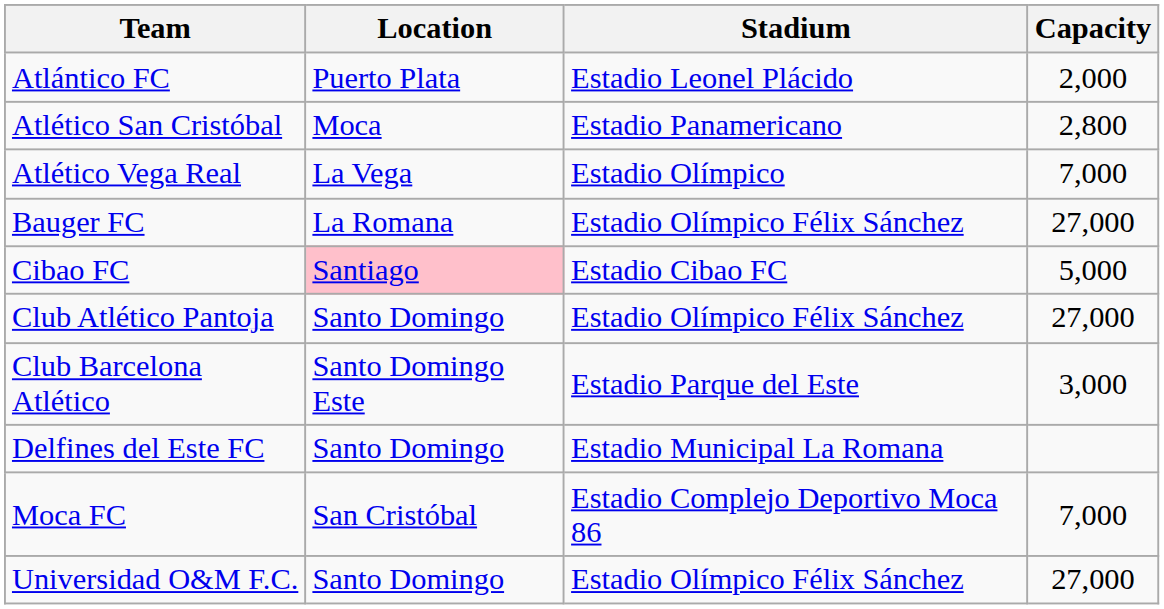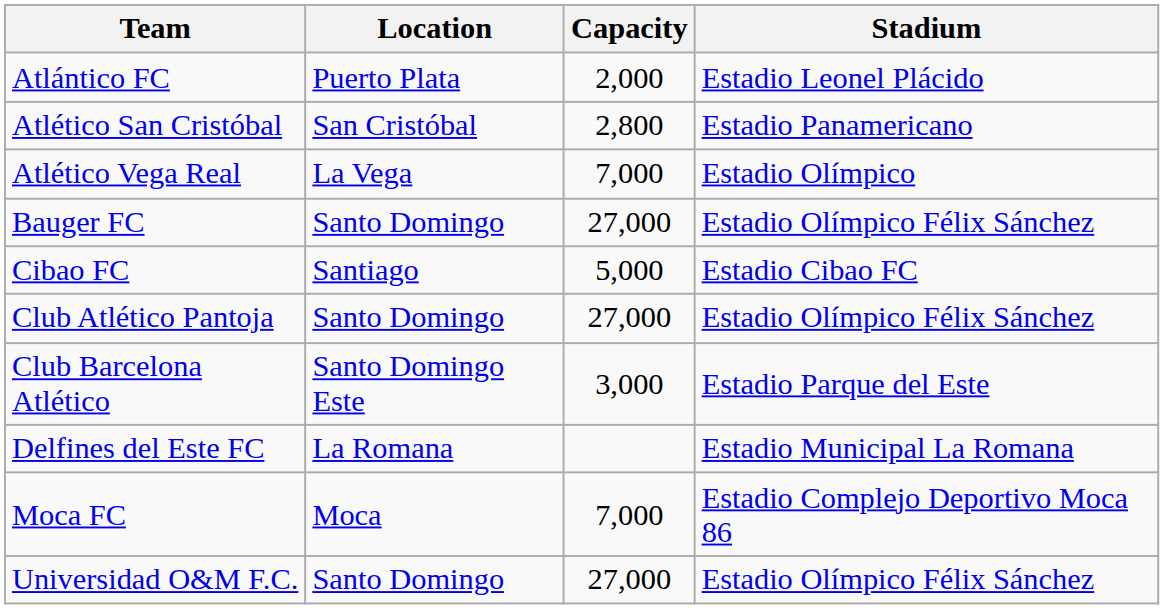columns swapped: (796, 28) <-> (1093, 28)
(347, 125) Moca -> (395, 125) San Cristóbal
(383, 221) La Romana -> (408, 221) Santo Domingo
(366, 269) pink background -> (366, 269) no background
(408, 448) Santo Domingo -> (383, 448) La Romana
(395, 513) San Cristóbal -> (347, 513) Moca
